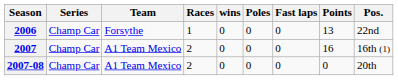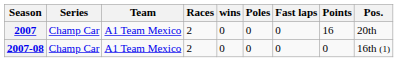- row: (25, 30)
(374, 48) 16th (1) -> (367, 30) 20th
(367, 65) 20th -> (374, 48) 16th (1)
